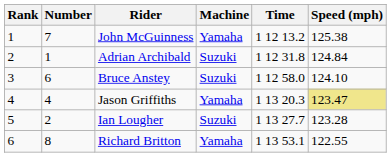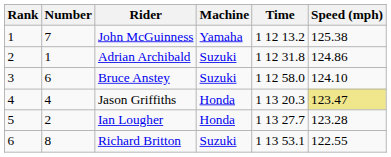(329, 57) 124.84 -> (329, 57) 124.86
(221, 99) Yamaha -> (217, 99) Honda
(218, 120) Suzuki -> (217, 120) Honda
(221, 141) Yamaha -> (218, 141) Suzuki
